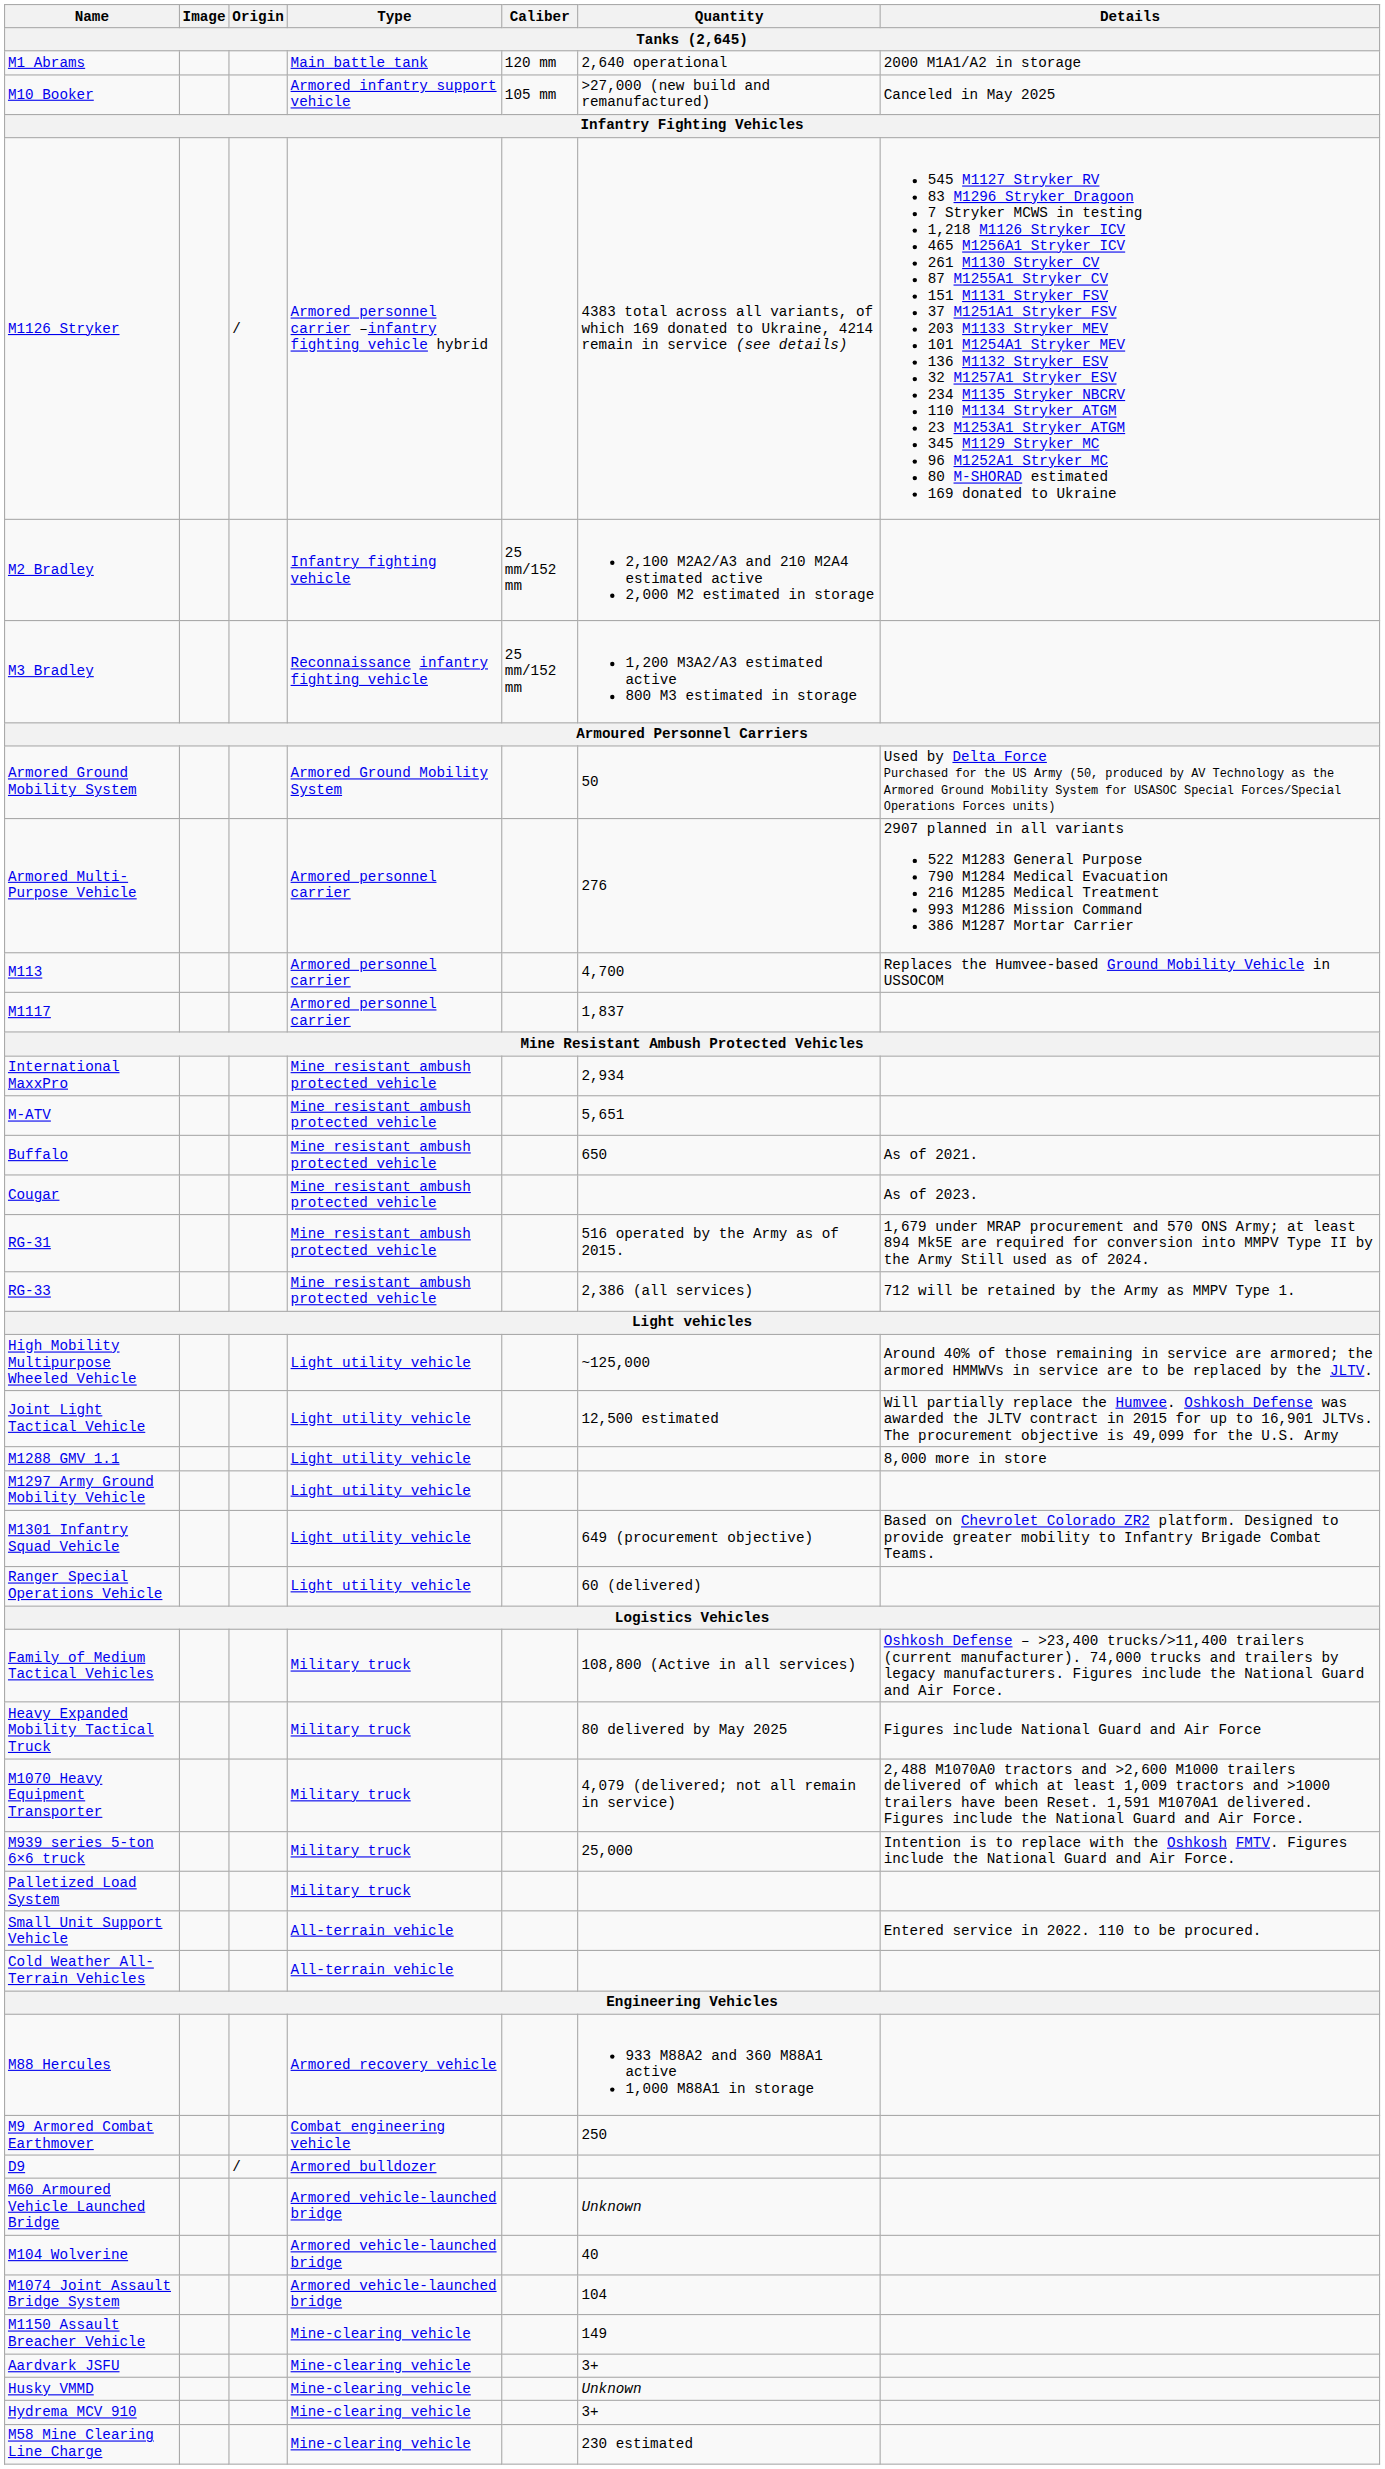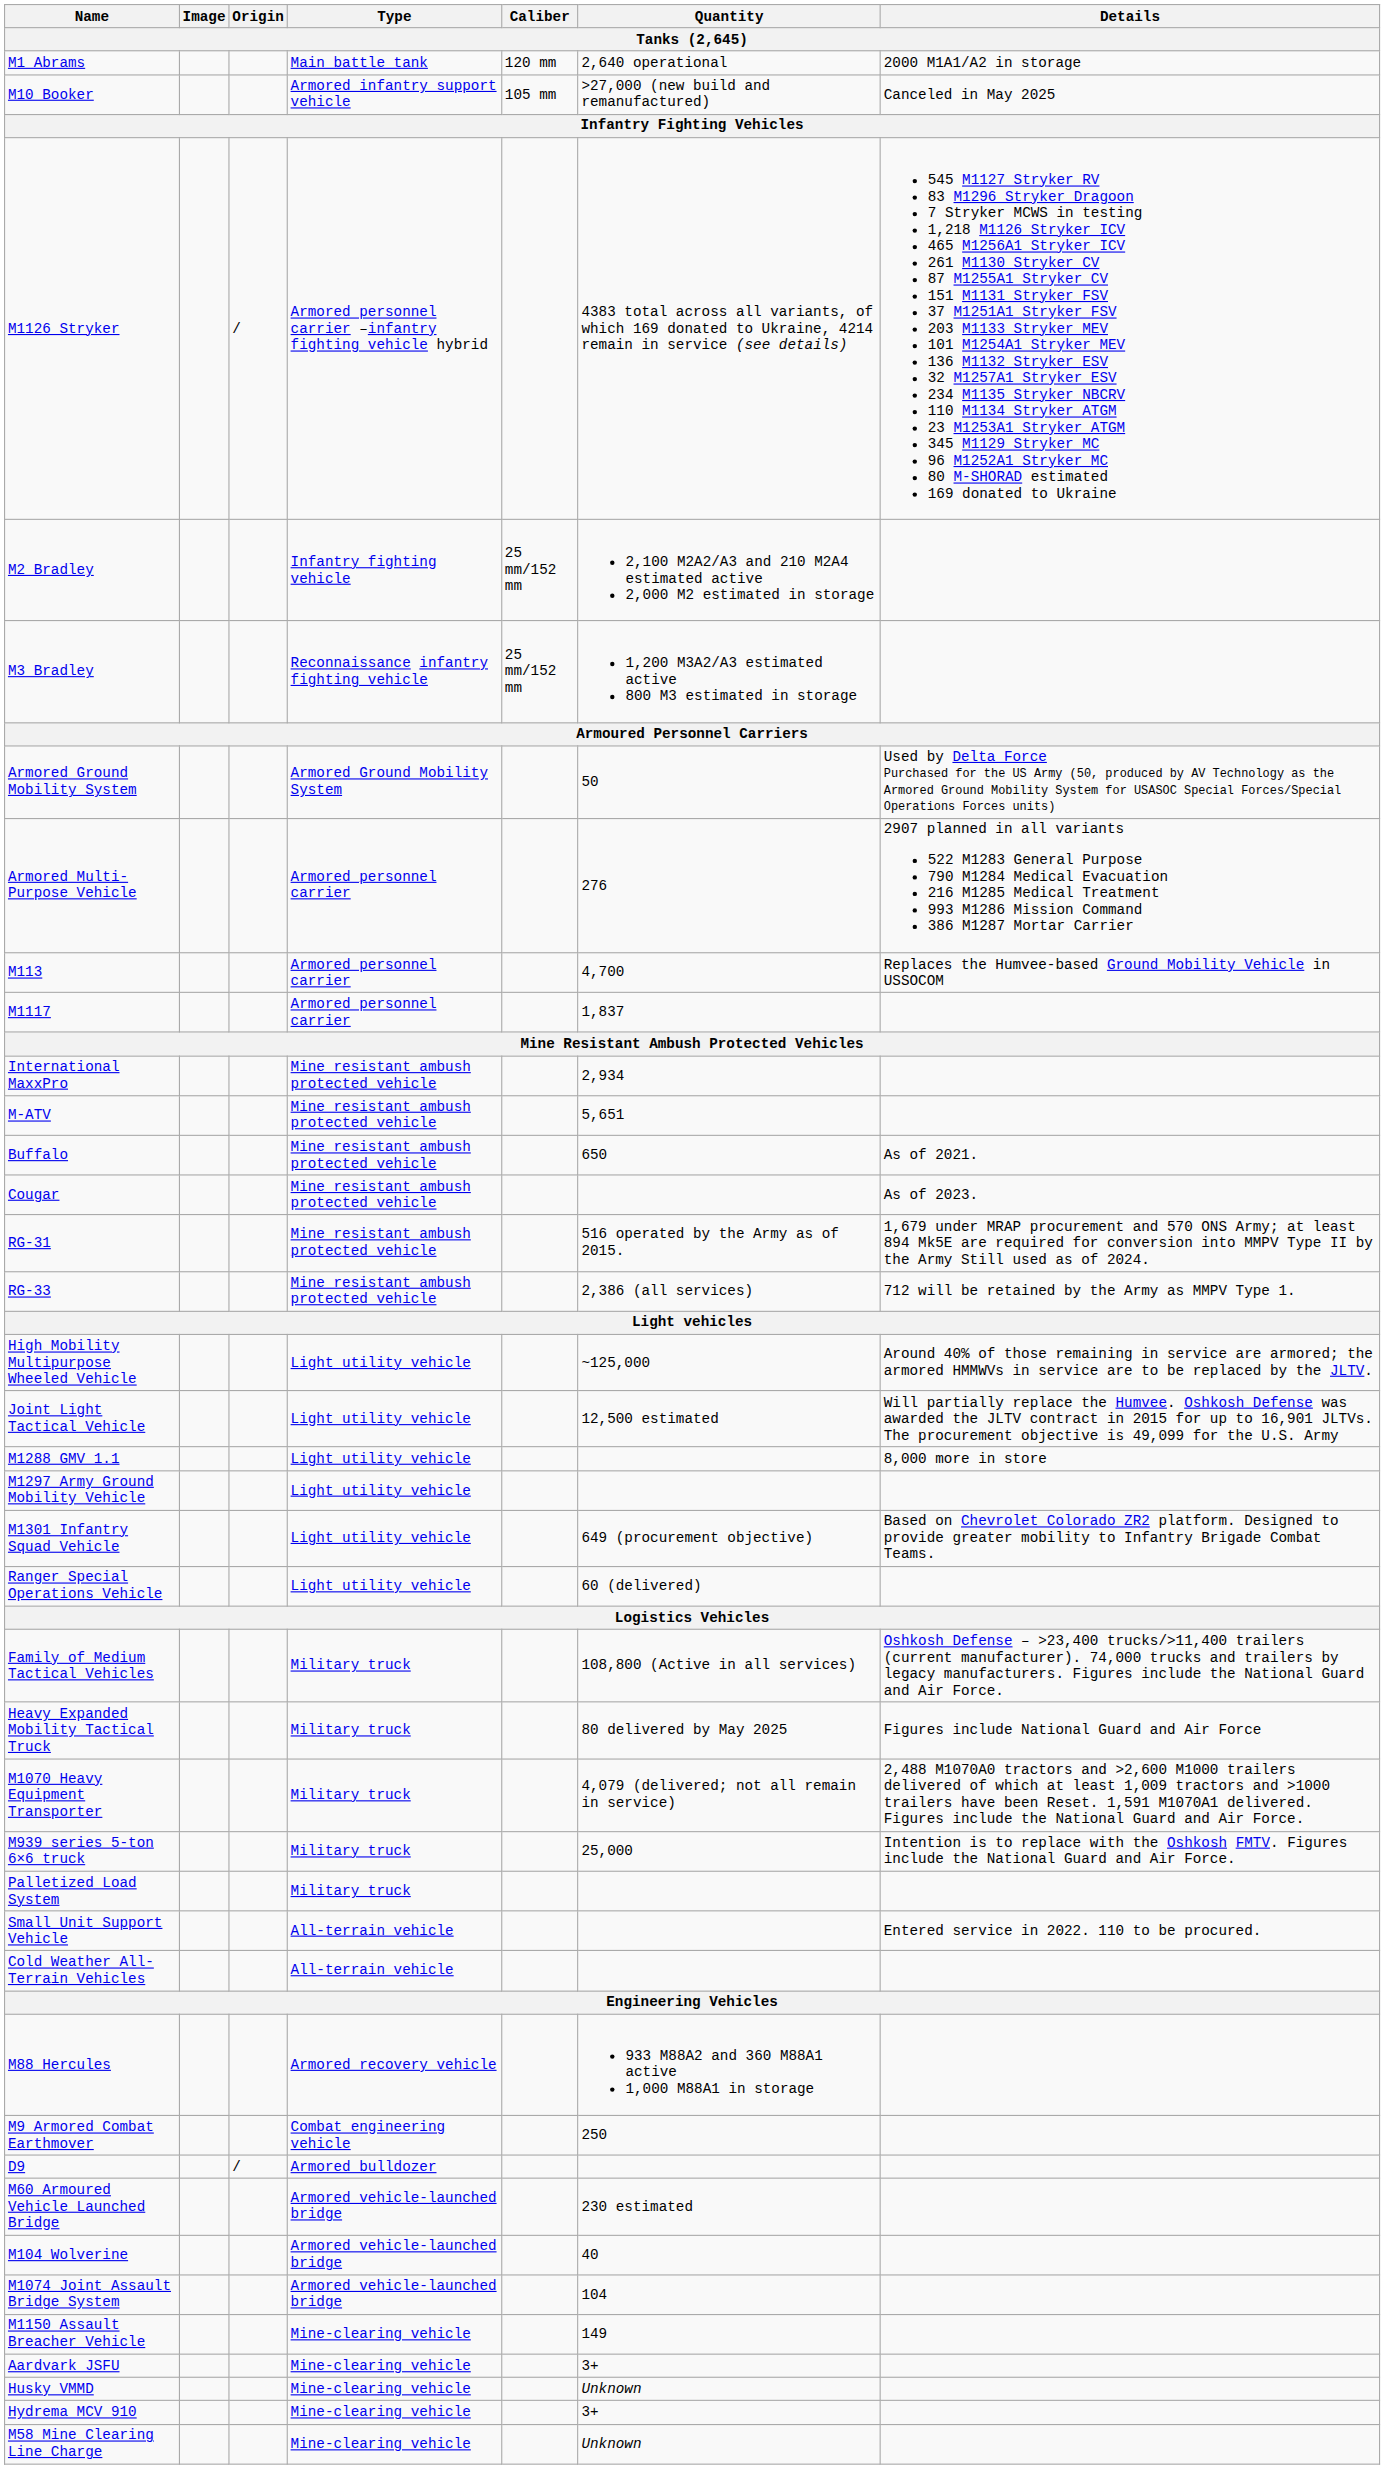(611, 2207) Unknown -> (637, 2207) 230 estimated
(637, 2444) 230 estimated -> (611, 2444) Unknown
